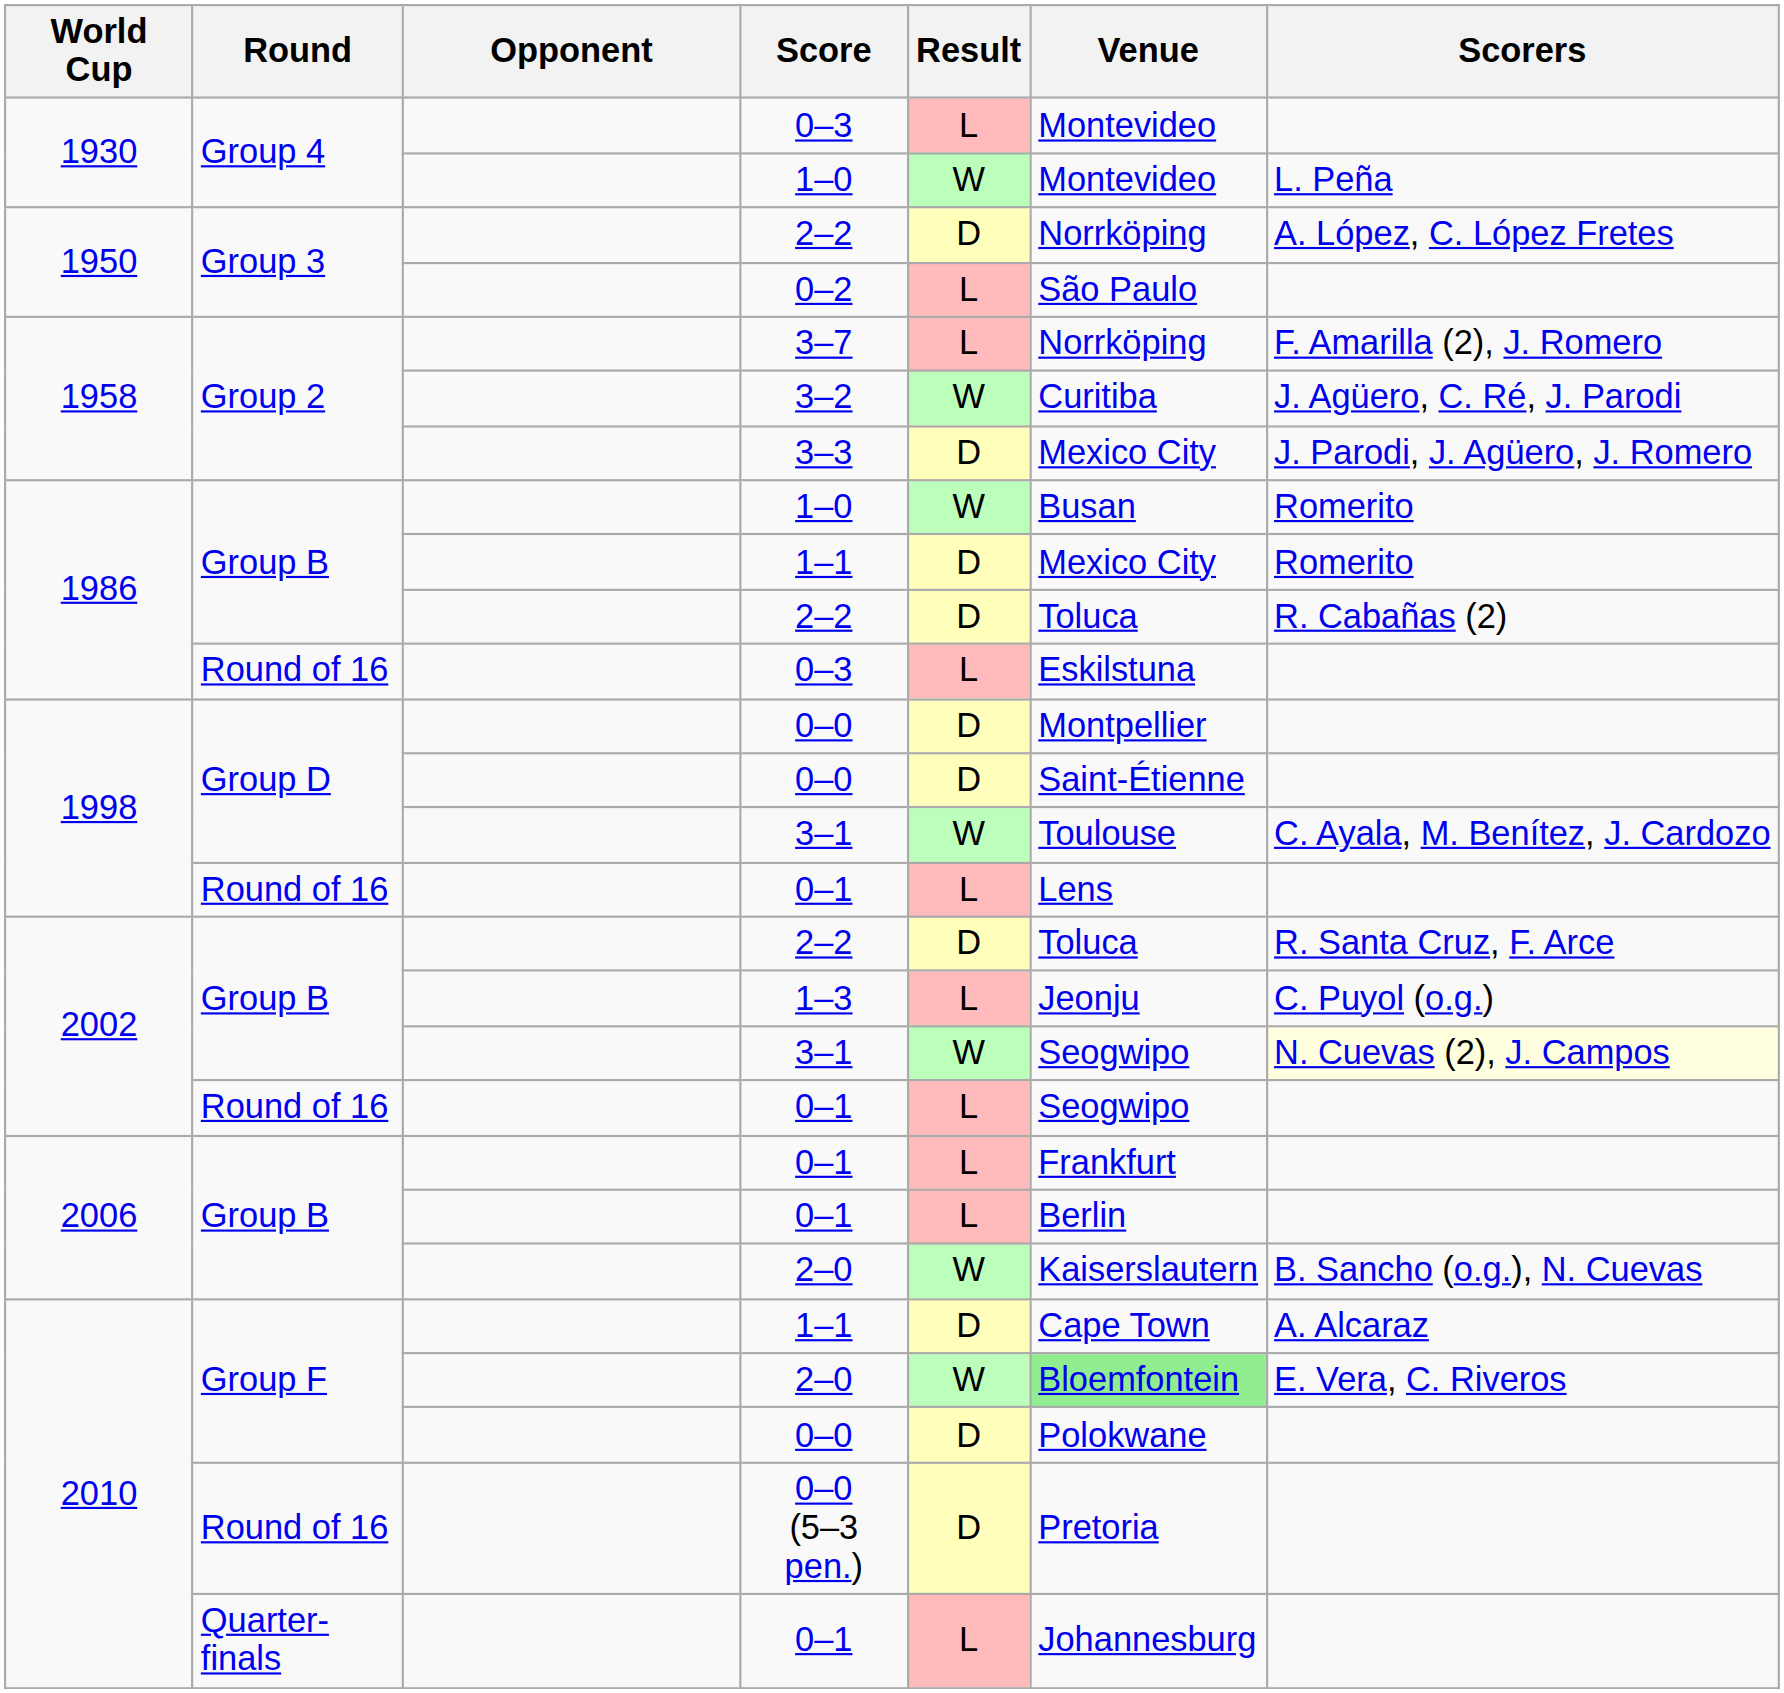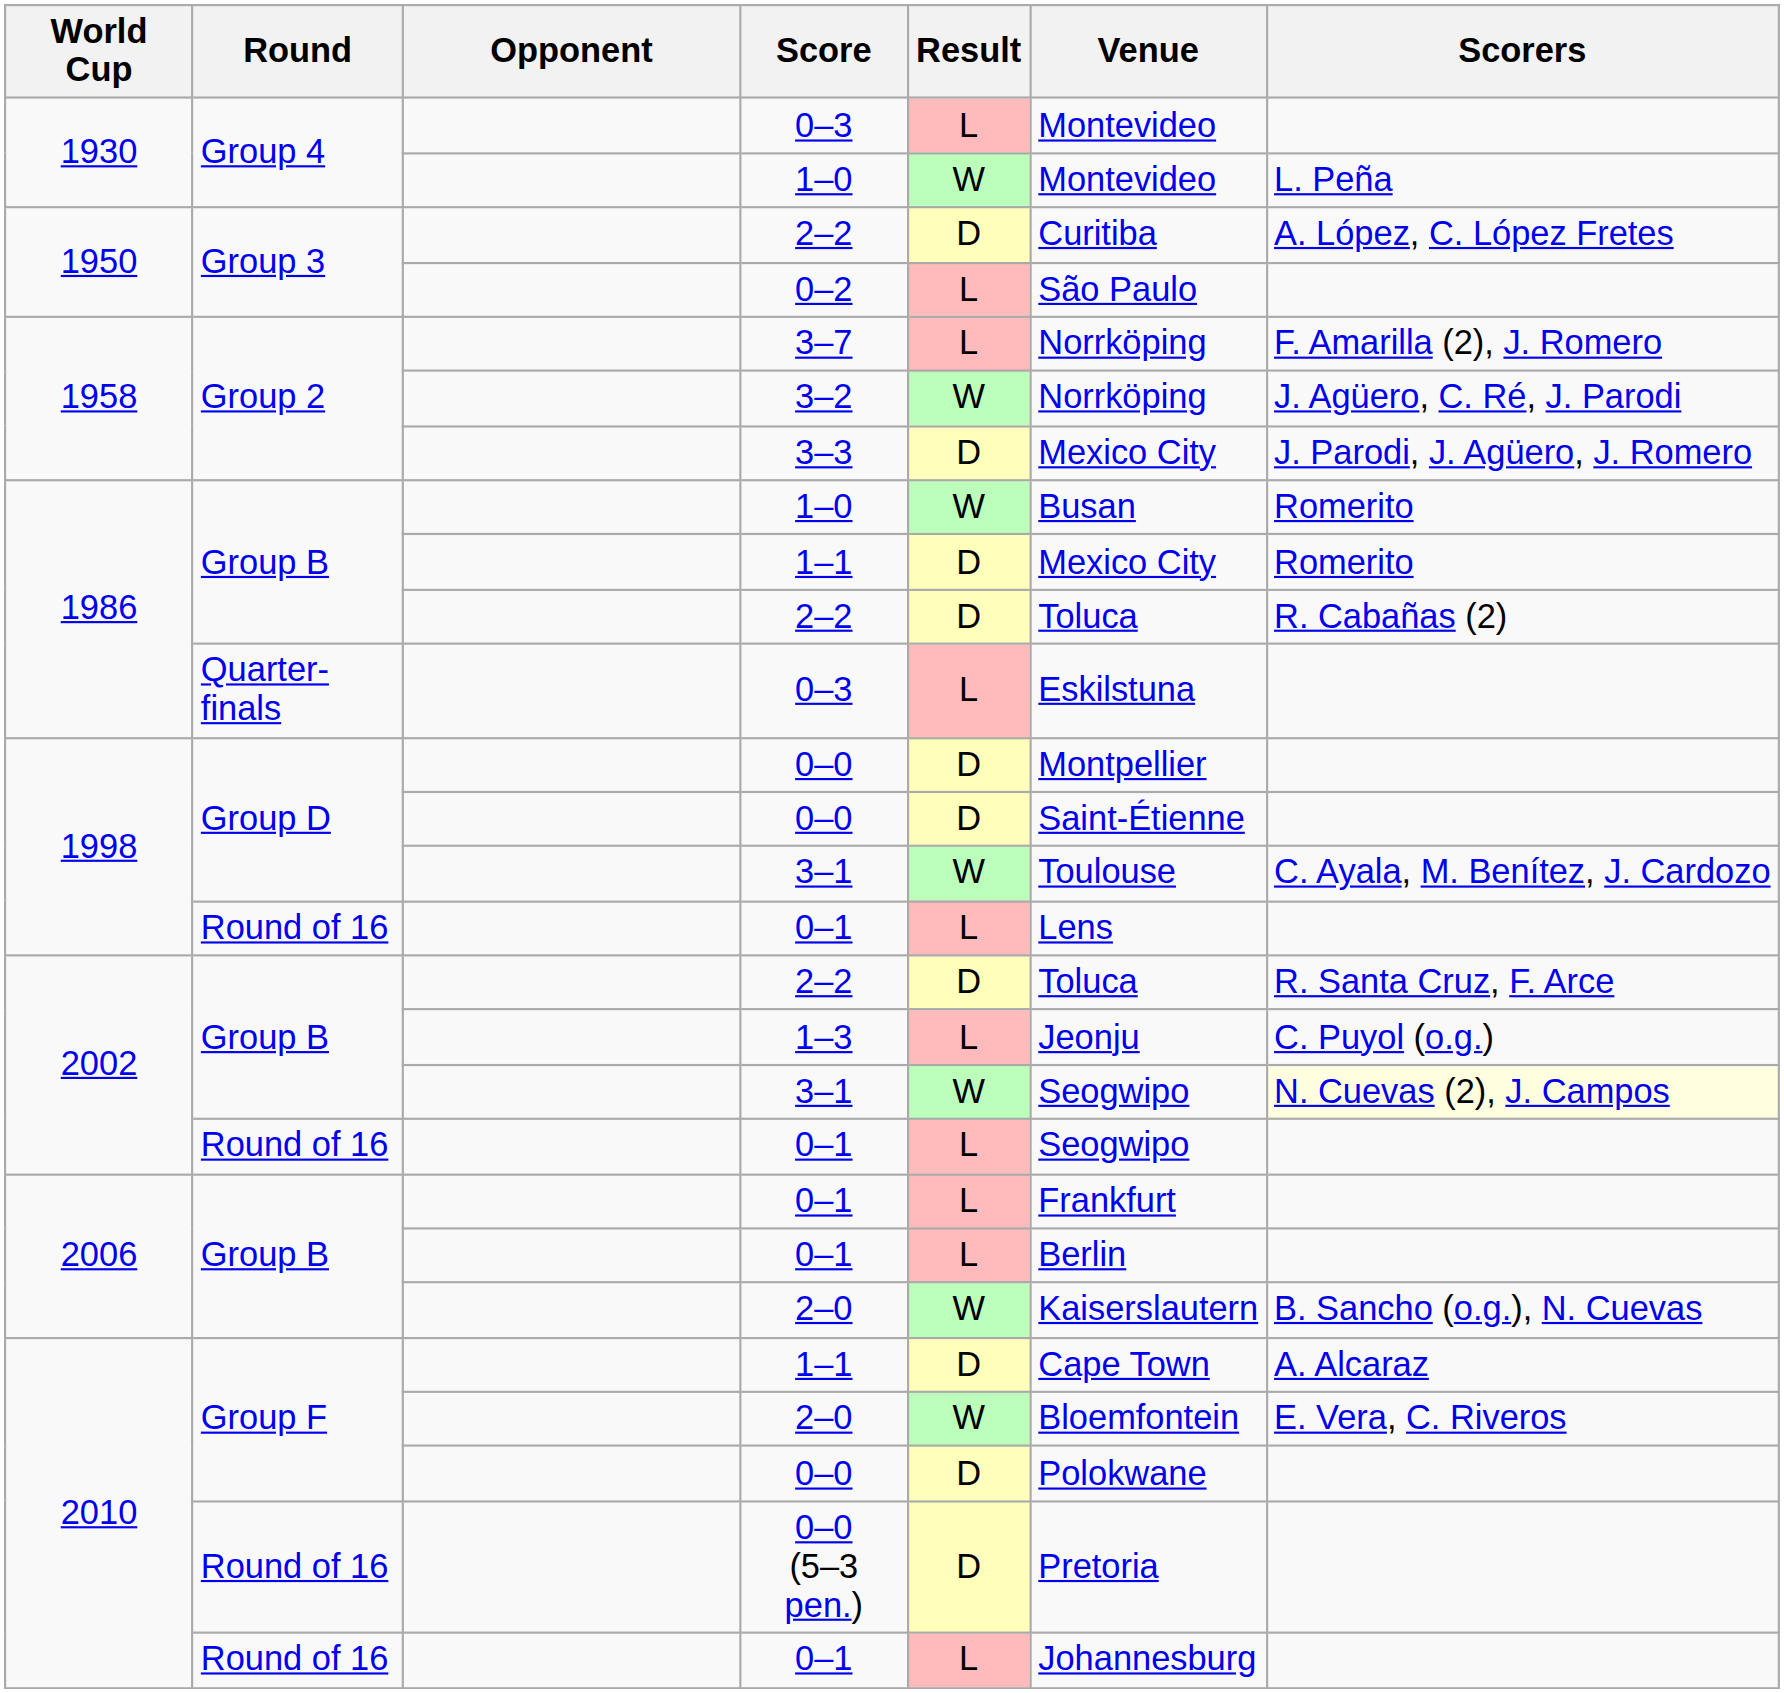(1122, 234) Norrköping -> (1098, 234) Curitiba
(1098, 397) Curitiba -> (1122, 397) Norrköping
(295, 670) Round of 16 -> (265, 689) Quarter-finals
(1139, 1379) lightgreen background -> (1139, 1418) no background
(265, 1640) Quarter-finals -> (295, 1659) Round of 16
